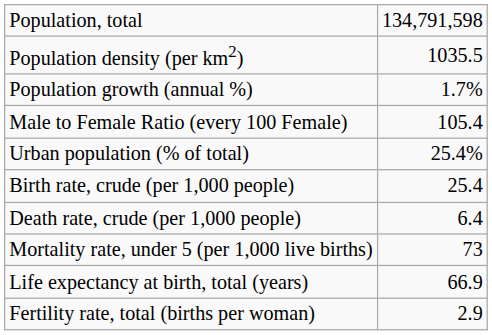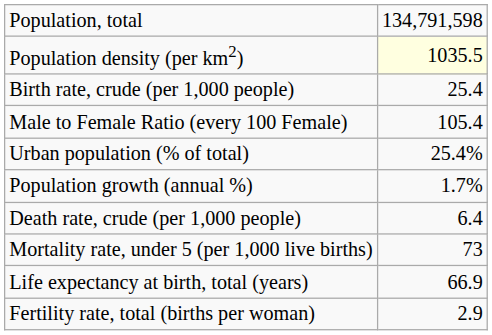(455, 55) no background -> (455, 55) lightyellow background
rows swapped: (131, 89) <-> (152, 185)
